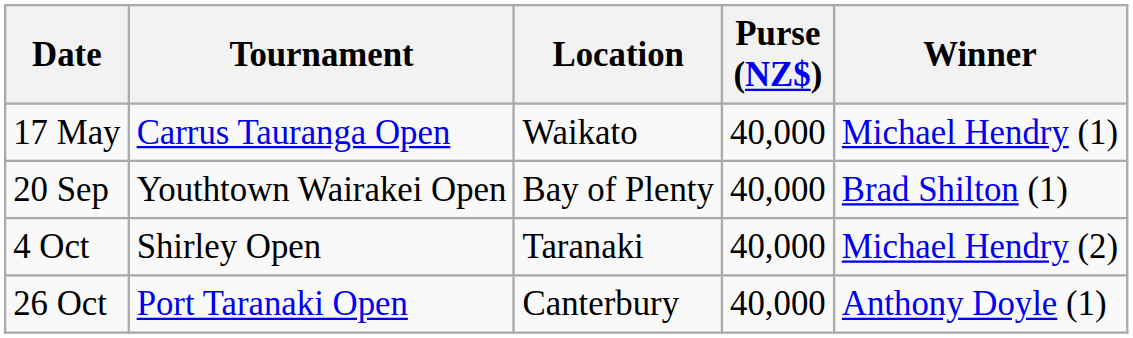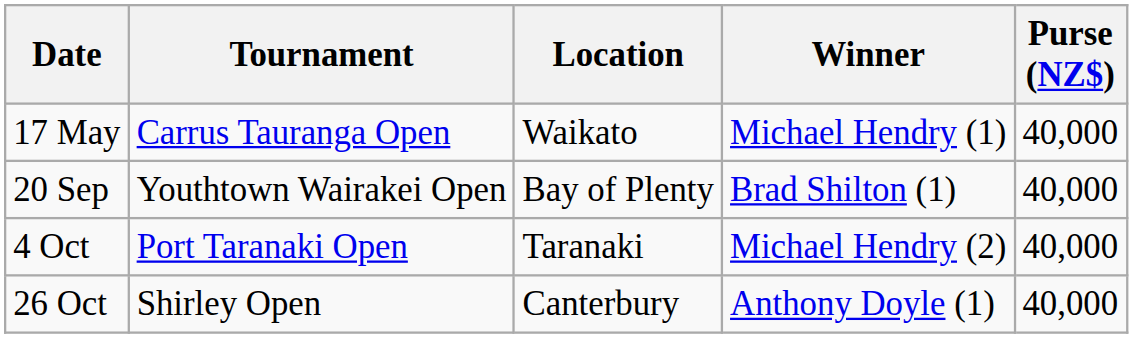columns swapped: (778, 53) <-> (980, 53)
(229, 246) Shirley Open -> (272, 246) Port Taranaki Open
(272, 304) Port Taranaki Open -> (229, 304) Shirley Open
